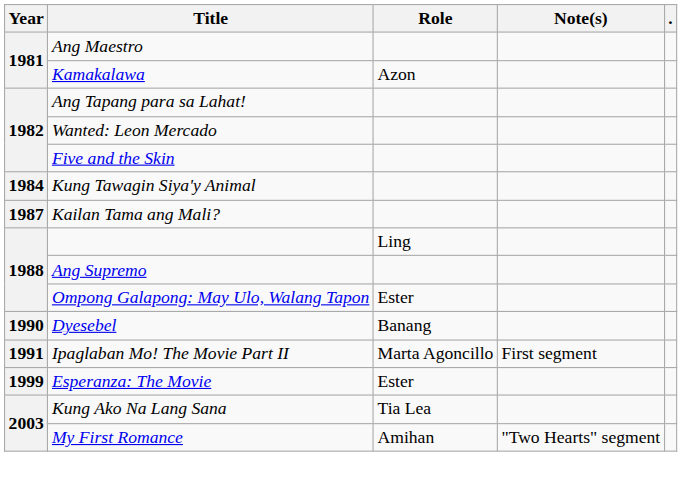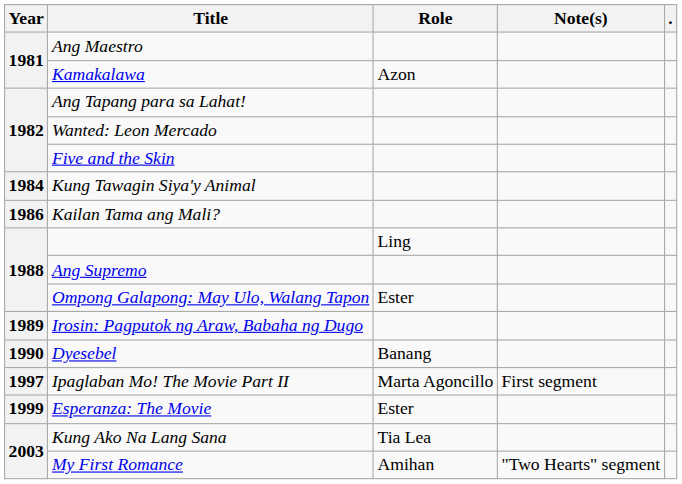(26, 213) 1987 -> (26, 213) 1986
+ row: (207, 325)
(26, 353) 1991 -> (26, 381) 1997
